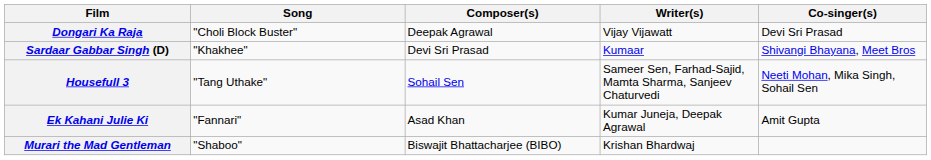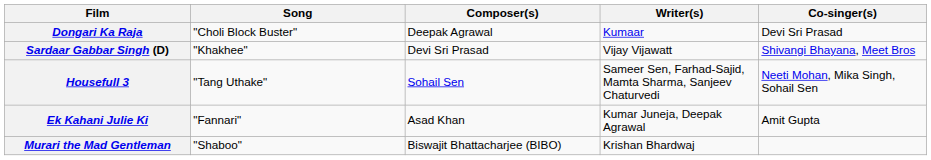(638, 32) Vijay Vijawatt -> (624, 32) Kumaar
(624, 50) Kumaar -> (638, 50) Vijay Vijawatt
